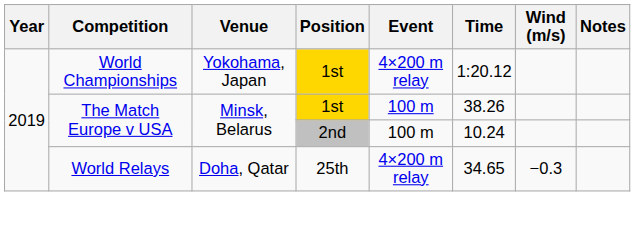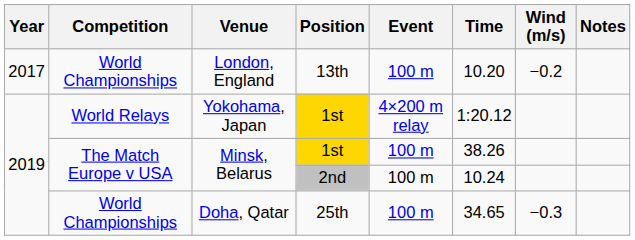+ row: (244, 71)
(120, 71) World Championships -> (120, 116) World Relays
(120, 168) World Relays -> (120, 213) World Championships
(411, 168) 4×200 m relay -> (411, 213) 100 m
